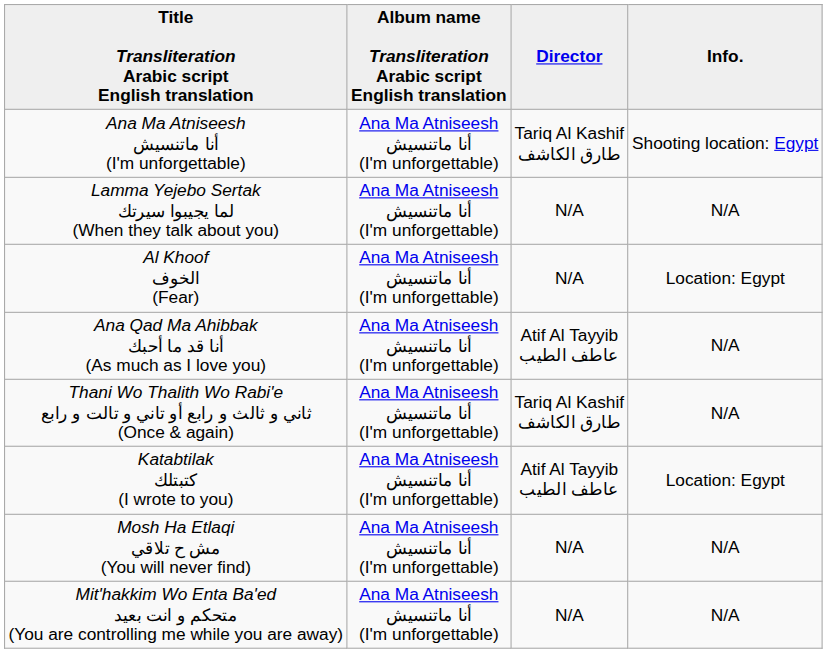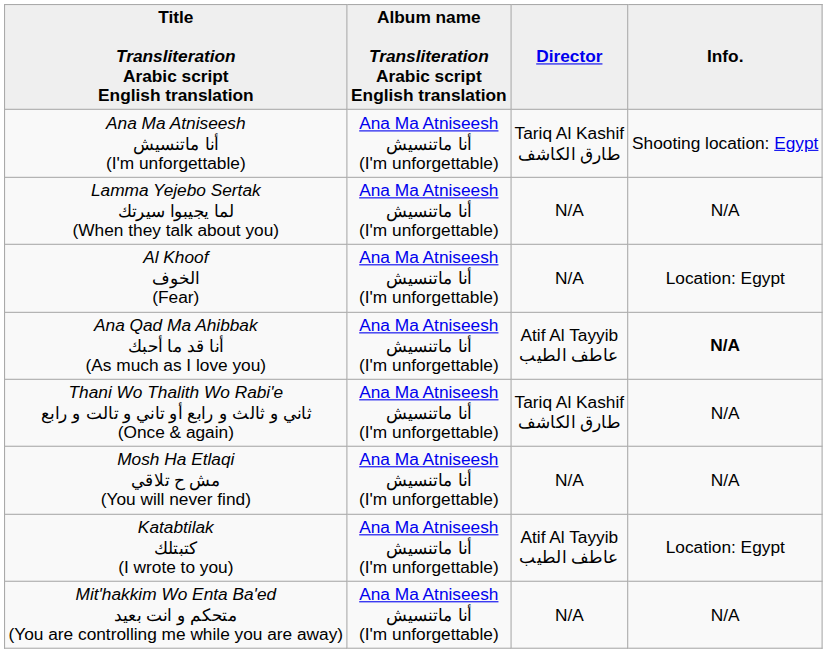(725, 345) normal -> (725, 345) bold
rows swapped: (176, 480) <-> (176, 547)
